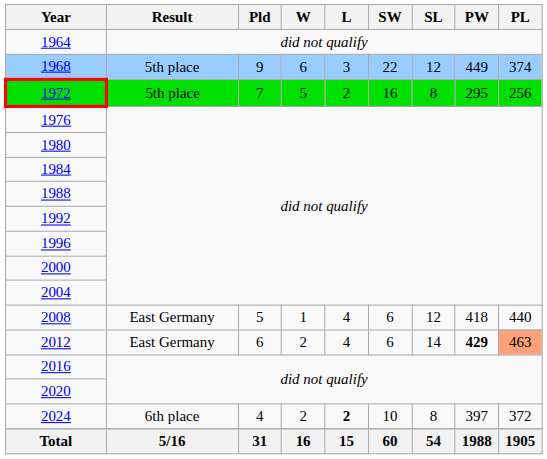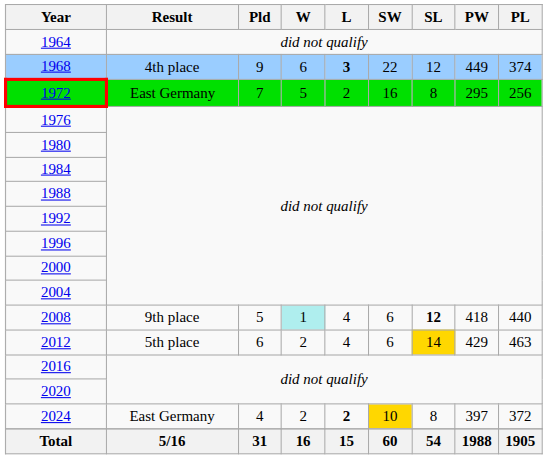(172, 67) 5th place -> (172, 67) 4th place
(347, 67) normal -> (347, 67) bold
(173, 93) 5th place -> (173, 93) East Germany
(172, 317) East Germany -> (172, 317) 9th place
(303, 317) no background -> (303, 317) paleturquoise background
(433, 317) normal -> (433, 317) bold
(172, 342) East Germany -> (172, 342) 5th place
(433, 342) no background -> (433, 342) gold background
(477, 342) bold -> (477, 342) normal
(520, 342) lightsalmon background -> (520, 342) no background
(172, 416) 6th place -> (172, 416) East Germany
(390, 416) no background -> (390, 416) gold background
